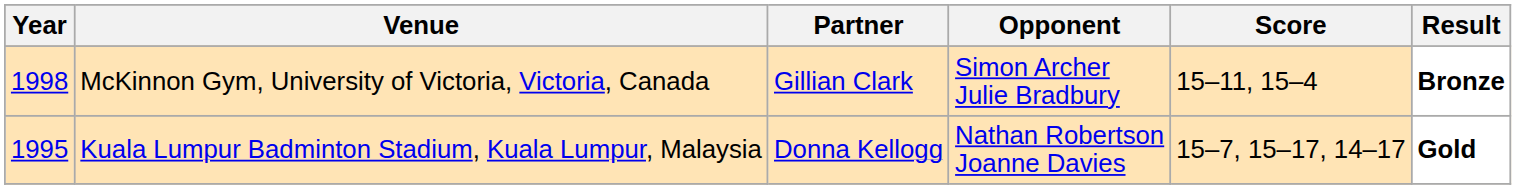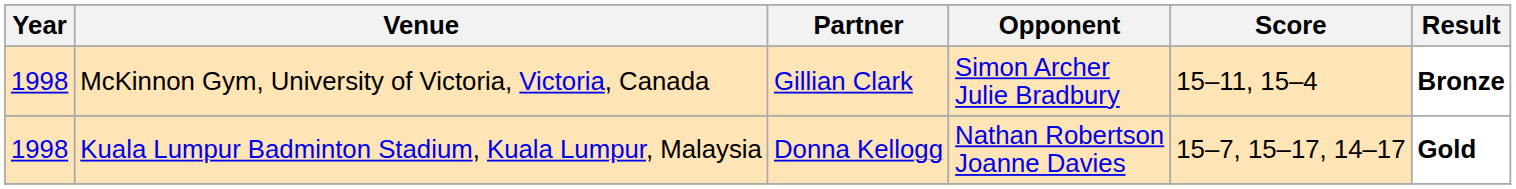(40, 150) 1995 -> (40, 150) 1998
